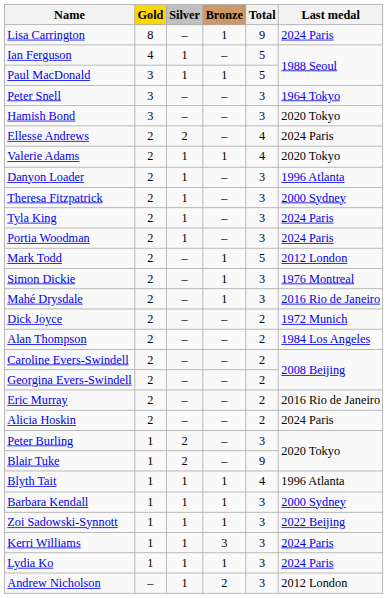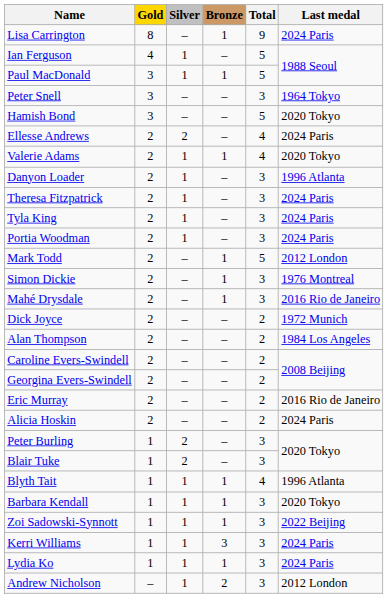(262, 116) 3 -> (262, 116) 5
(314, 197) 2000 Sydney -> (307, 197) 2024 Paris
(262, 461) 9 -> (262, 461) 3
(314, 502) 2000 Sydney -> (311, 502) 2020 Tokyo
